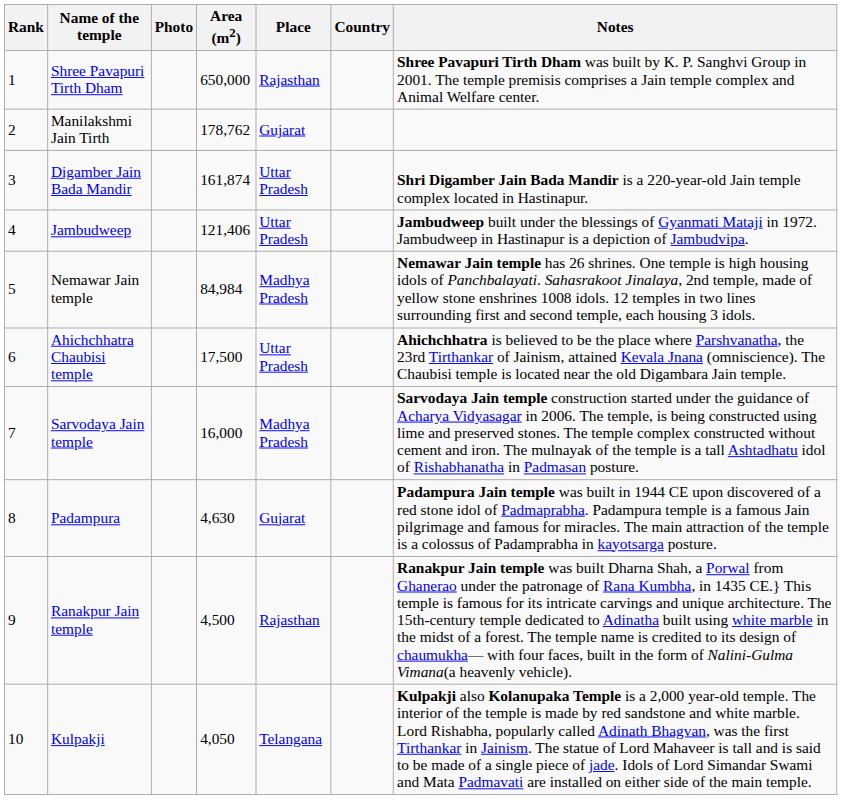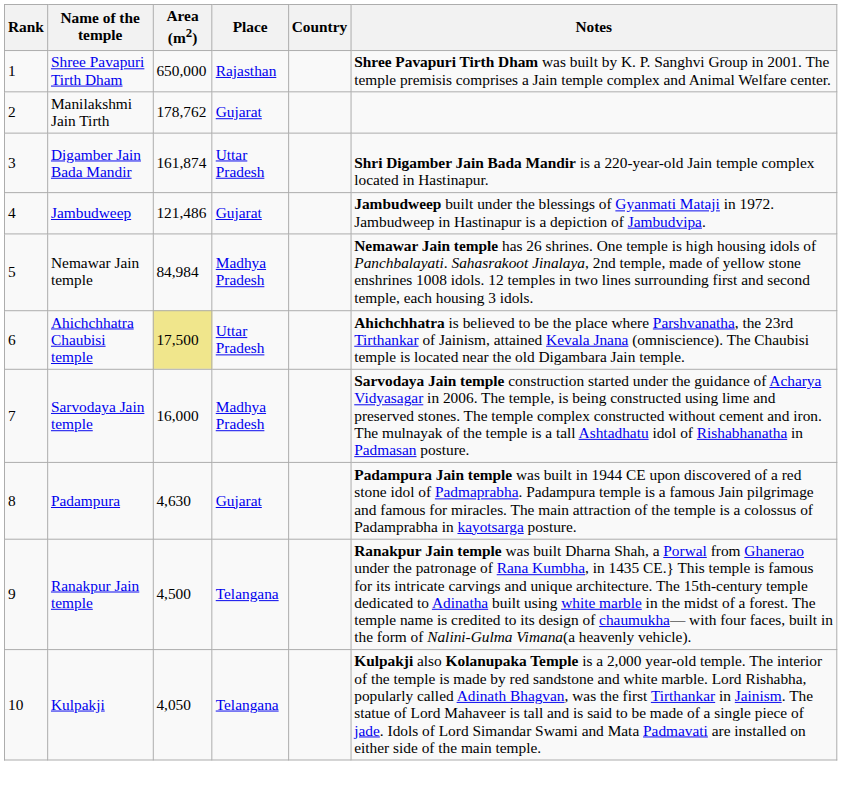- column: (174, 27)
(225, 230) 121,406 -> (181, 213) 121,486
(284, 230) Uttar Pradesh -> (239, 213) Gujarat
(221, 357) no background -> (178, 339) khaki background
(290, 620) Rajasthan -> (247, 594) Telangana
